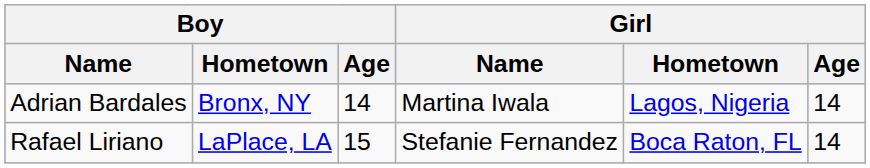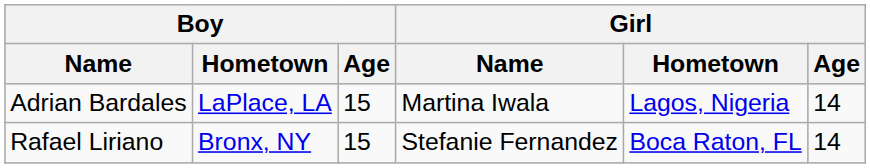(255, 102) Bronx, NY -> (265, 102) LaPlace, LA
(357, 102) 14 -> (357, 102) 15
(265, 142) LaPlace, LA -> (255, 142) Bronx, NY
